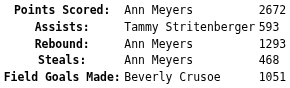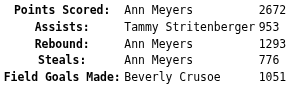(269, 27) 593 -> (269, 27) 953
(269, 60) 468 -> (269, 60) 776
